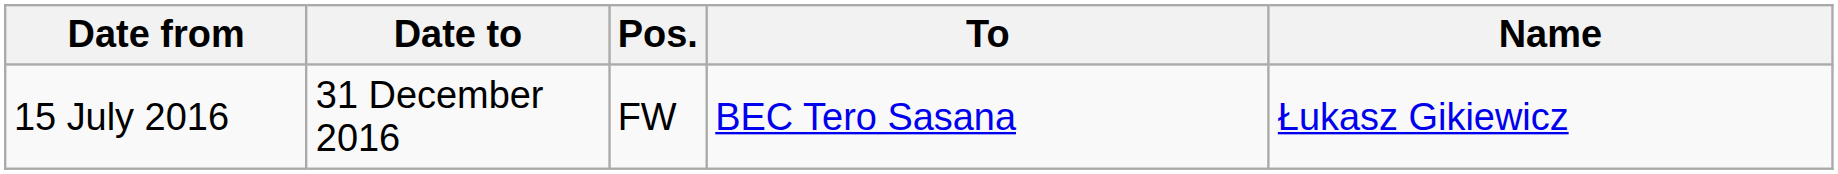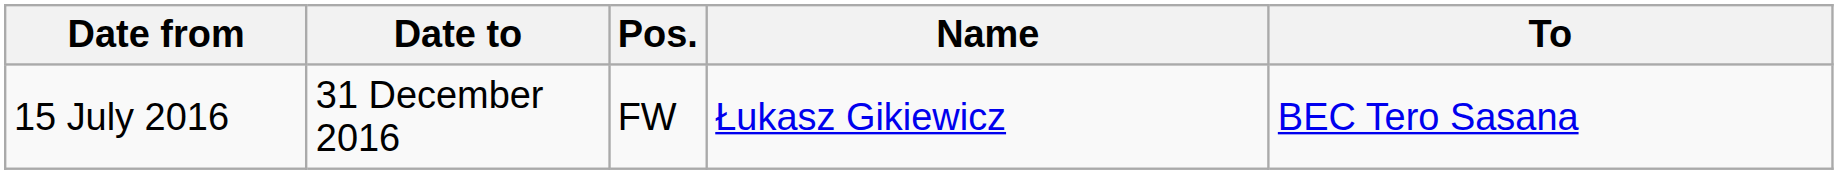columns swapped: (1550, 34) <-> (988, 34)
